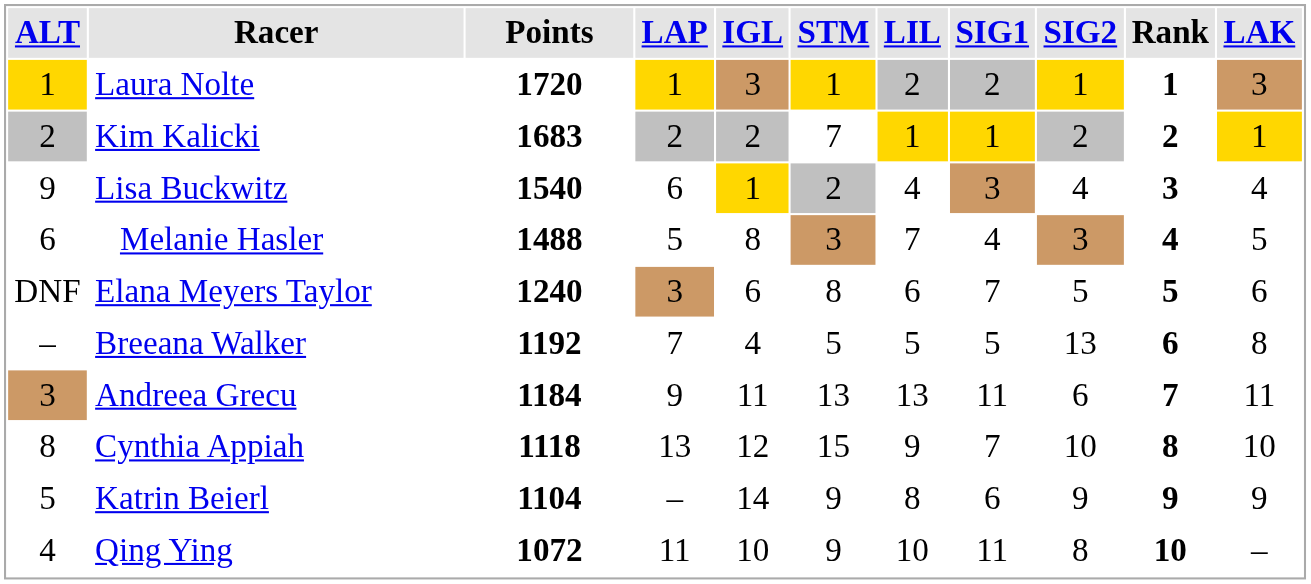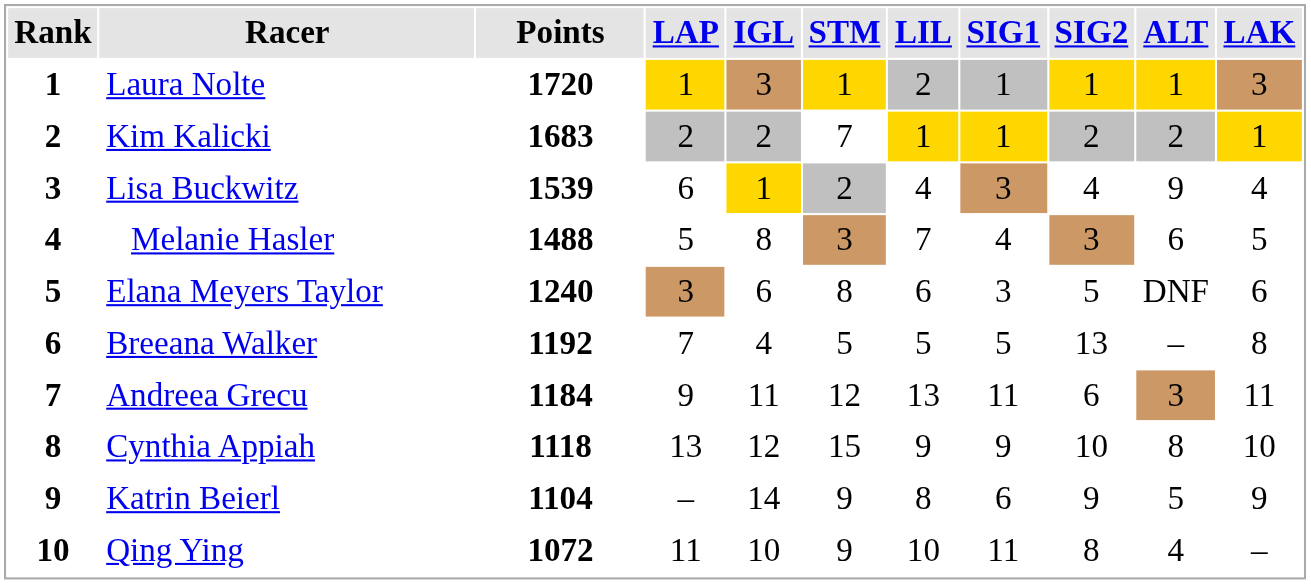columns swapped: (1170, 32) <-> (47, 32)
(992, 84) 2 -> (1003, 84) 1
(549, 187) 1540 -> (561, 187) 1539
(992, 291) 7 -> (1003, 291) 3
(833, 394) 13 -> (844, 394) 12
(992, 446) 7 -> (1003, 446) 9
